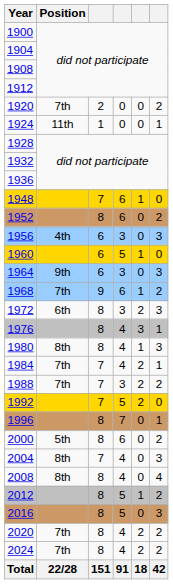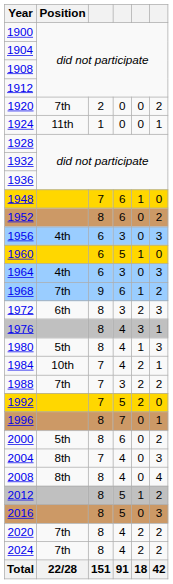(63, 273) 9th -> (63, 273) 4th
(63, 347) 8th -> (63, 347) 5th
(63, 365) 7th -> (63, 365) 10th
